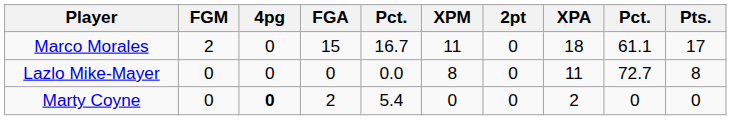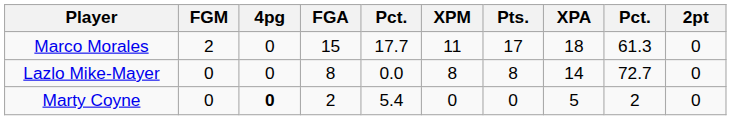columns swapped: (513, 18) <-> (696, 18)
(391, 45) 16.7 -> (391, 45) 17.7
(635, 45) 61.1 -> (635, 45) 61.3
(331, 73) 0 -> (331, 73) 8
(574, 73) 11 -> (574, 73) 14
(574, 100) 2 -> (574, 100) 5
(635, 100) 0 -> (635, 100) 2
